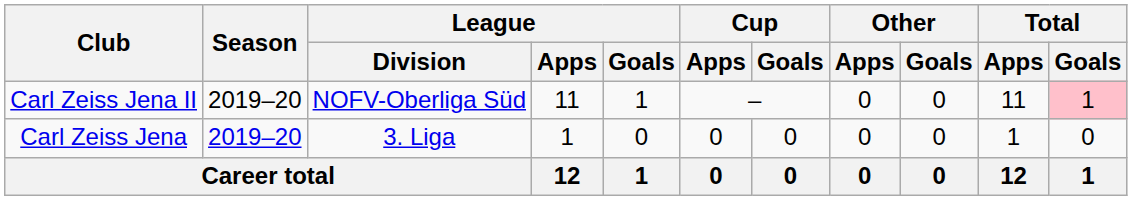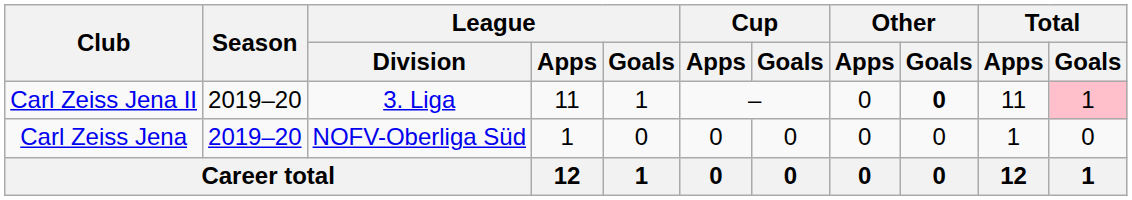(419, 99) NOFV-Oberliga Süd -> (419, 99) 3. Liga
(939, 99) normal -> (939, 99) bold
(419, 137) 3. Liga -> (419, 137) NOFV-Oberliga Süd
